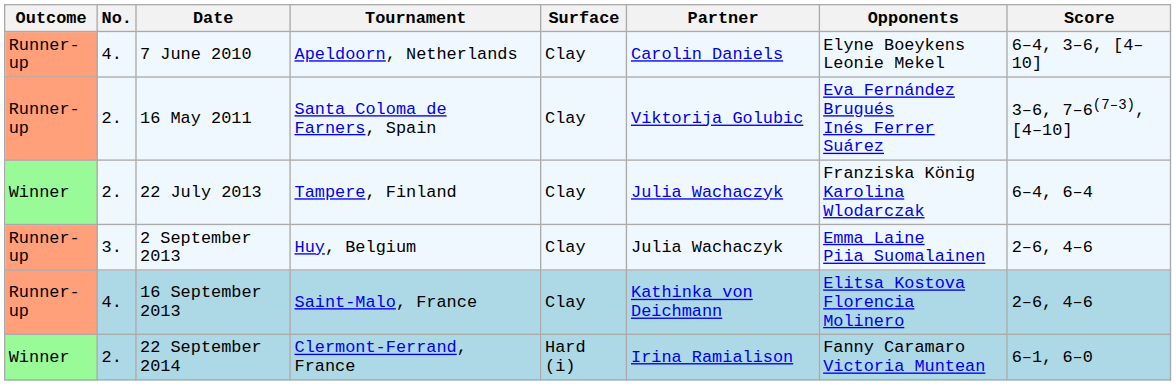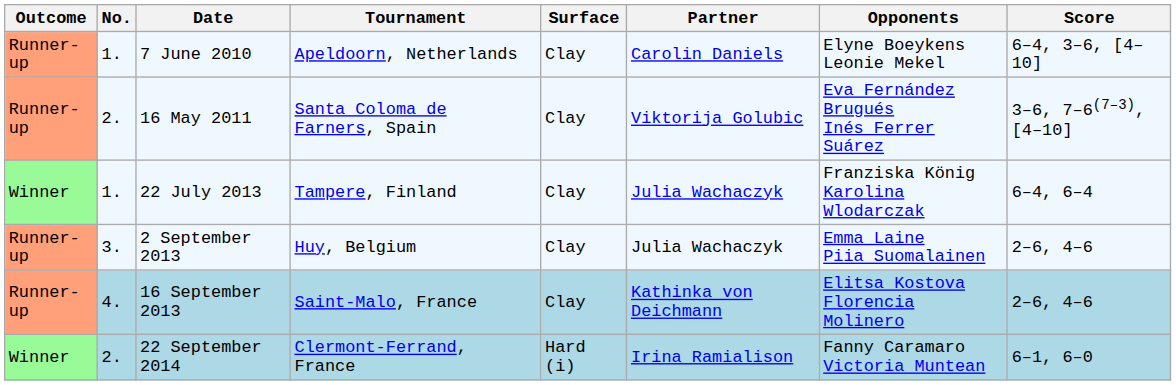(112, 54) 4. -> (112, 54) 1.
(112, 192) 2. -> (112, 192) 1.
